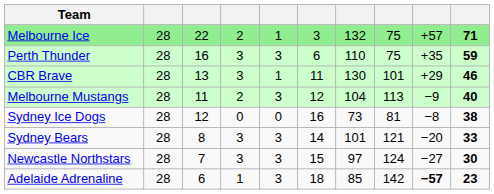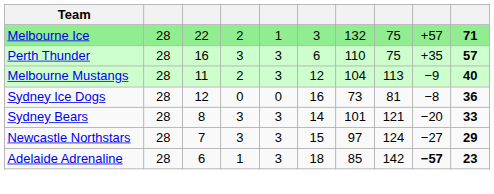(470, 55) 59 -> (470, 55) 57
- row: (40, 76)
(470, 117) 38 -> (470, 96) 36
(470, 158) 30 -> (470, 138) 29
